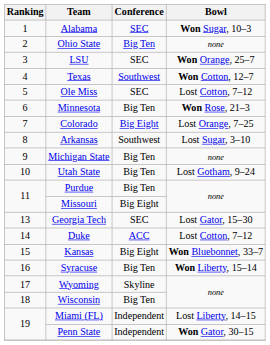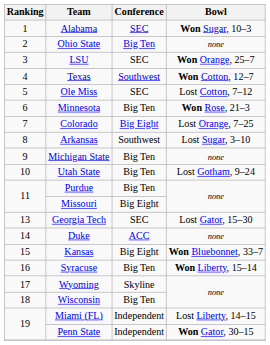(216, 236) Lost Cotton, 7–12 -> (216, 236) none
